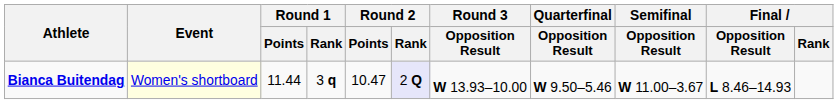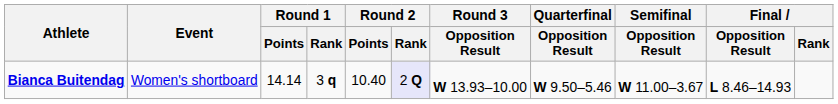(194, 80) lightyellow background -> (194, 80) no background
(284, 80) 11.44 -> (284, 80) 14.14
(369, 80) 10.47 -> (369, 80) 10.40
